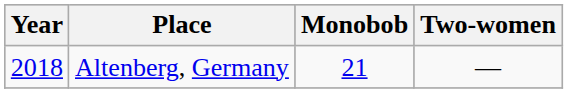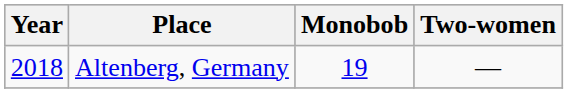(355, 66) 21 -> (355, 66) 19
